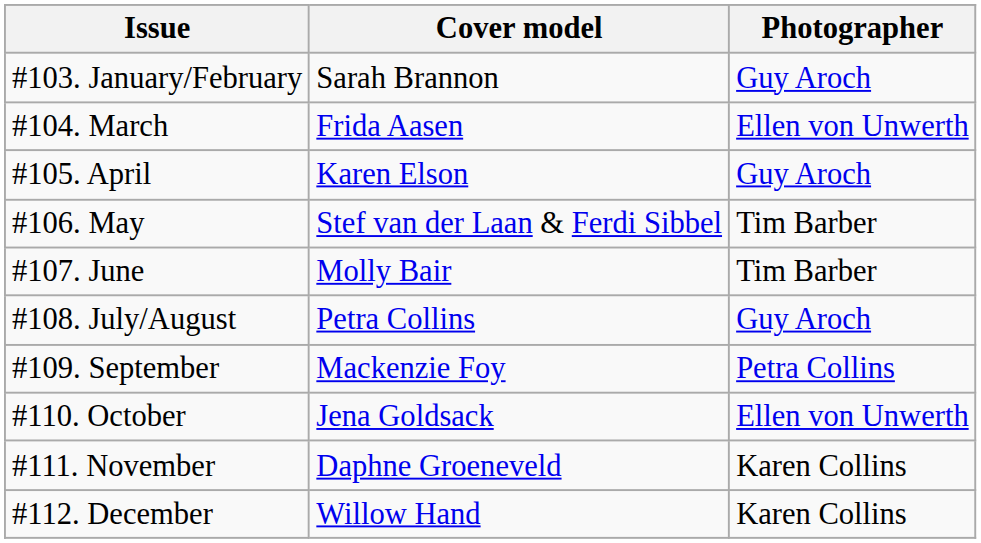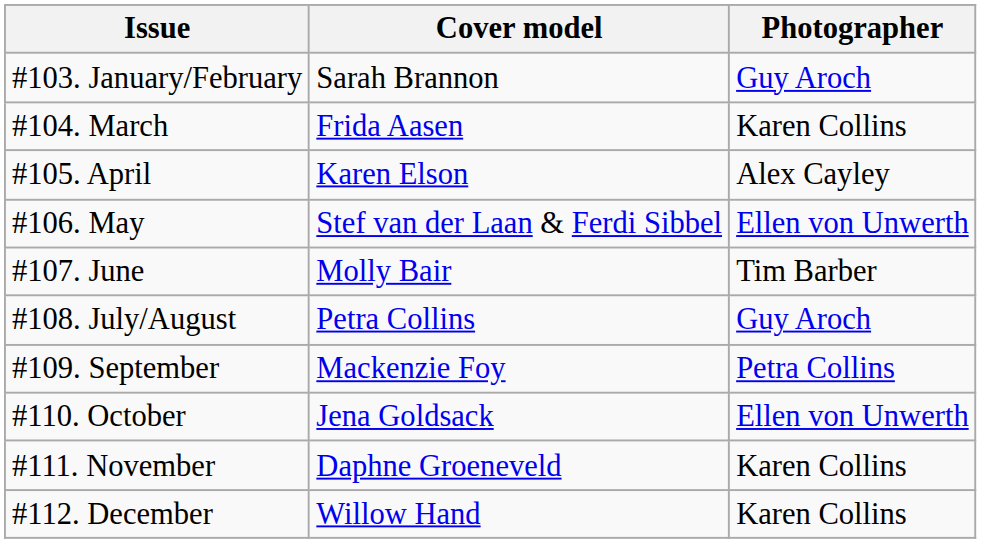(852, 125) Ellen von Unwerth -> (821, 125) Karen Collins
(804, 174) Guy Aroch -> (813, 174) Alex Cayley
(806, 222) Tim Barber -> (852, 222) Ellen von Unwerth
